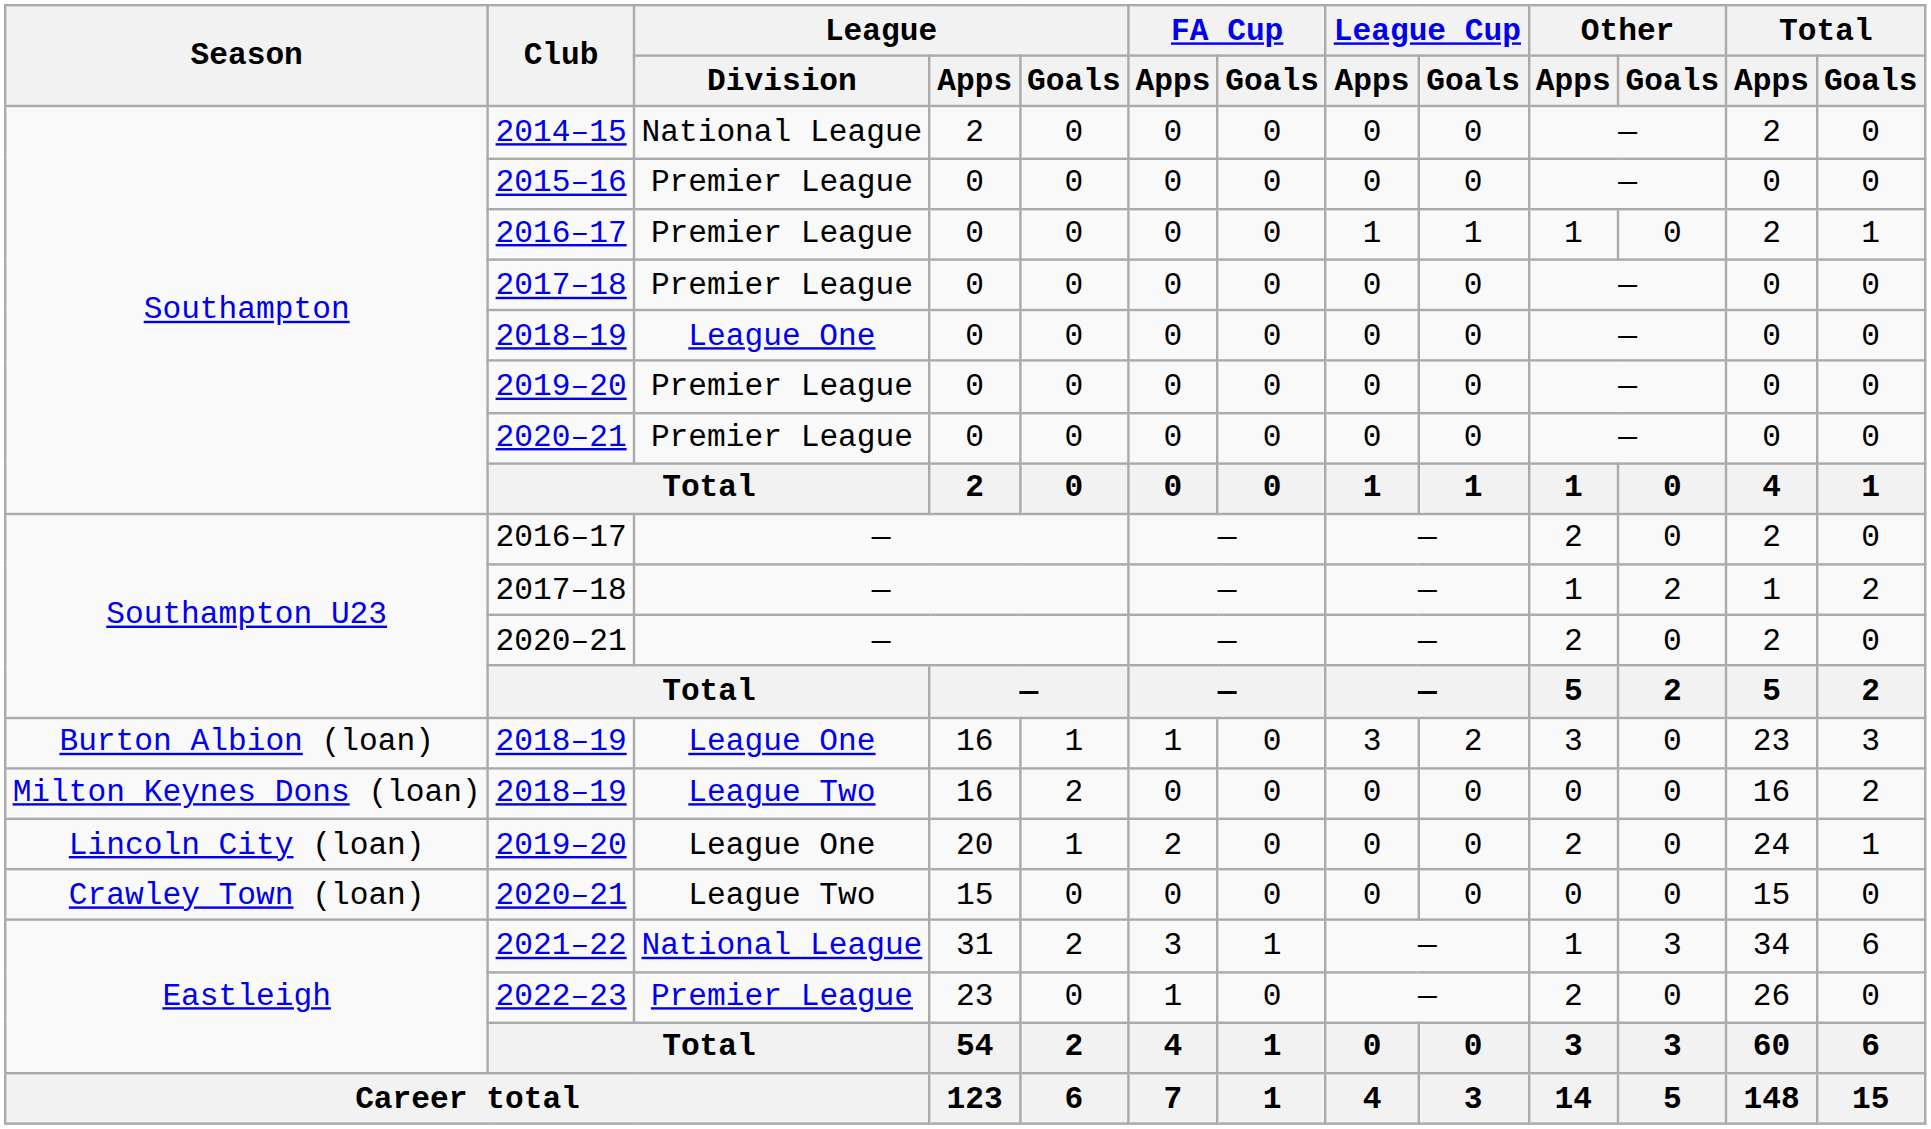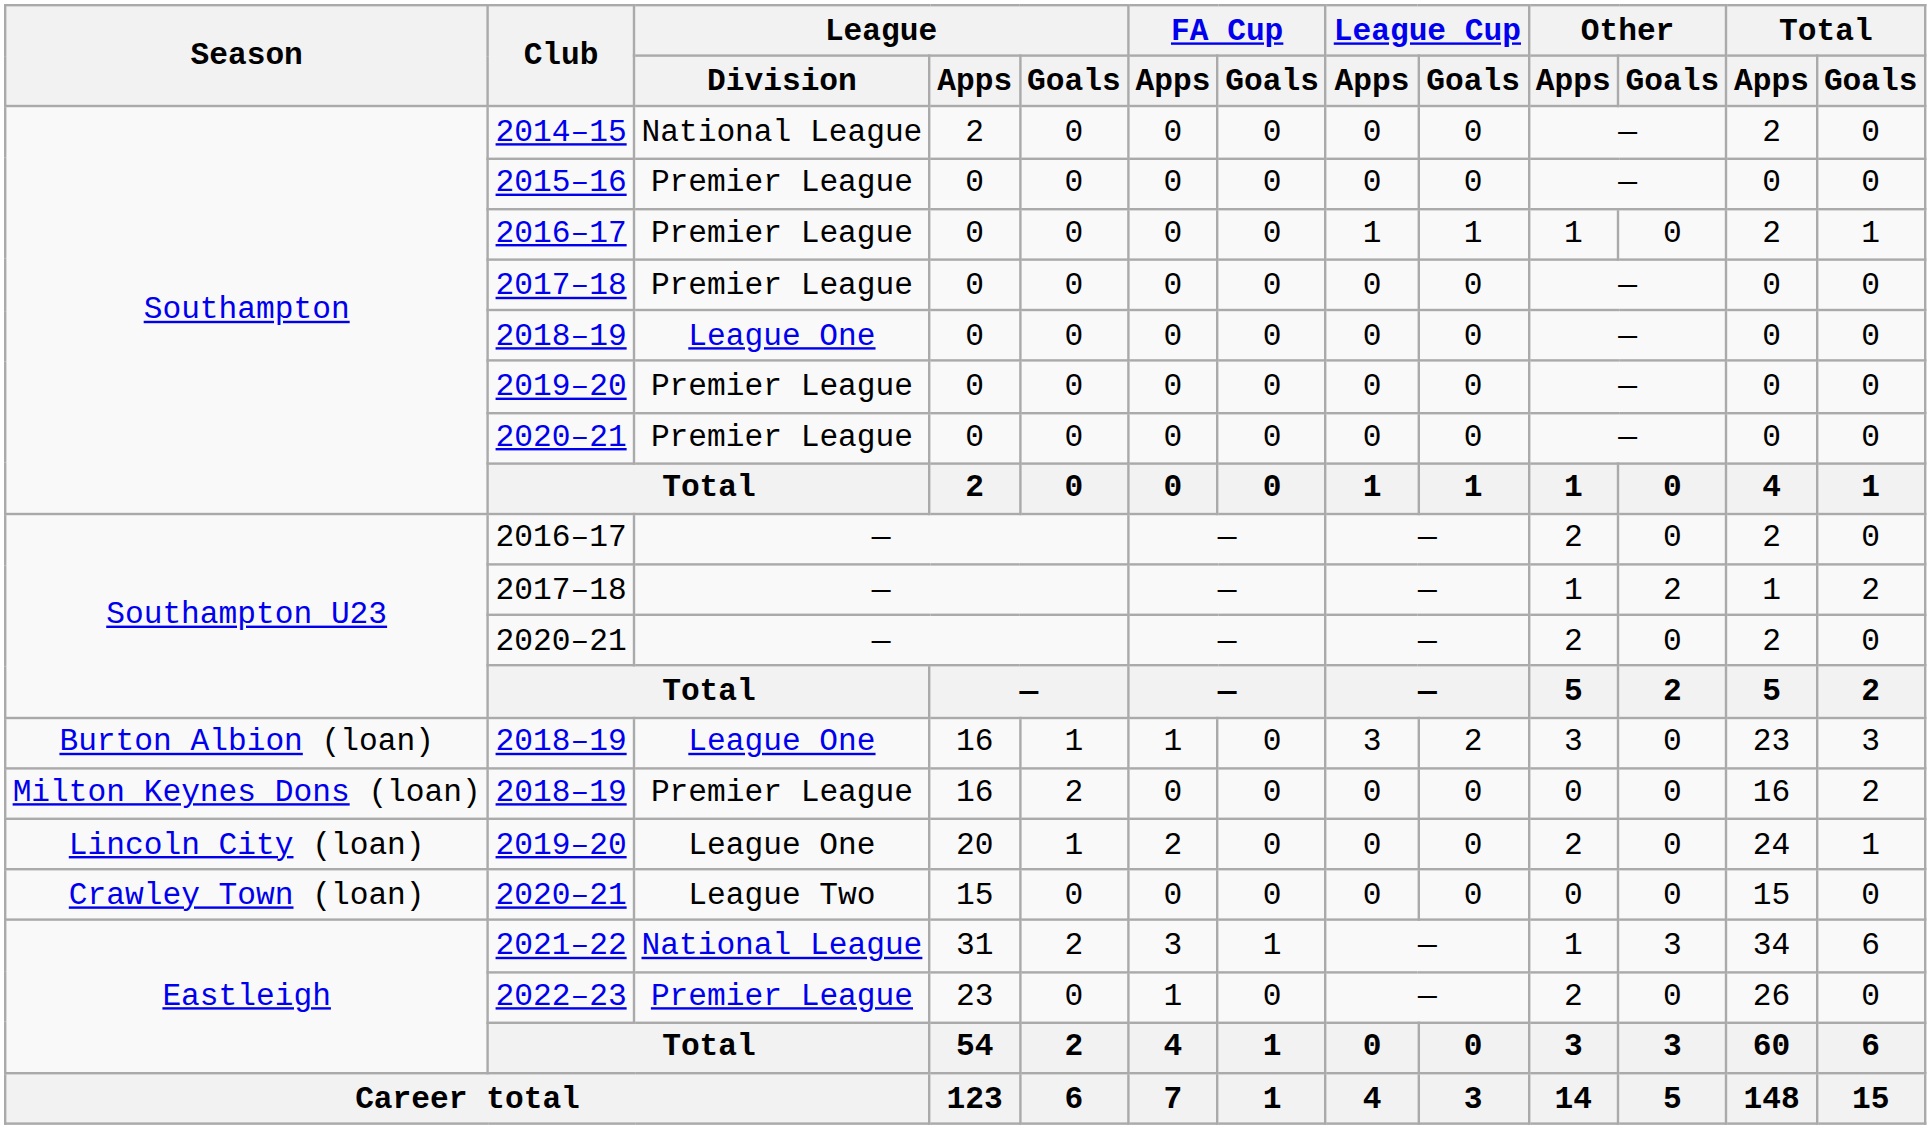(782, 793) League Two -> (782, 793) Premier League
